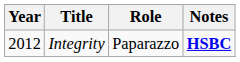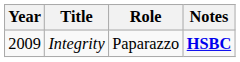(25, 43) 2012 -> (25, 43) 2009
